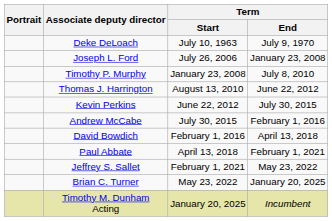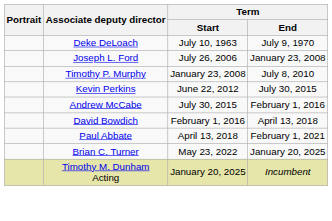- row: (106, 89)
- row: (106, 167)
